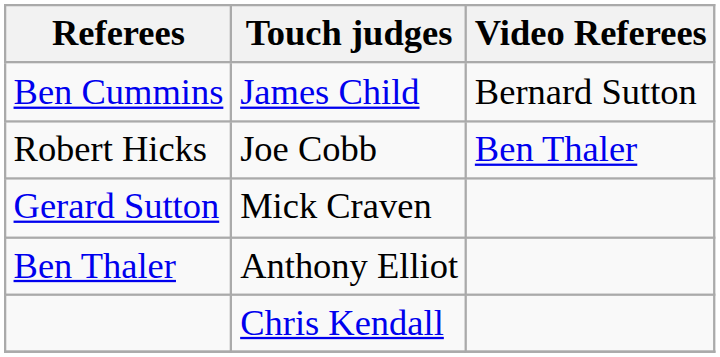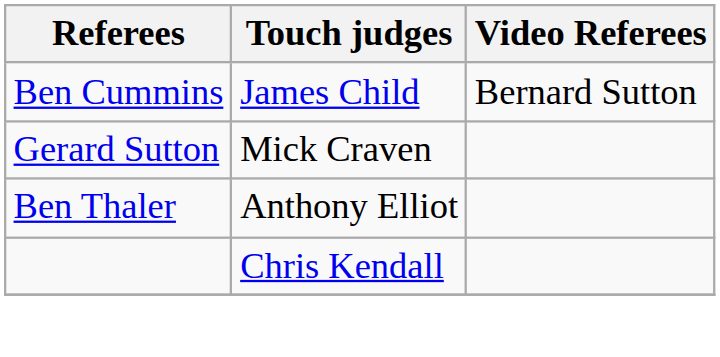- row: (110, 149)
